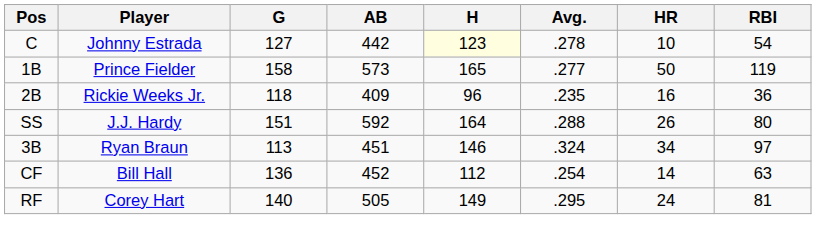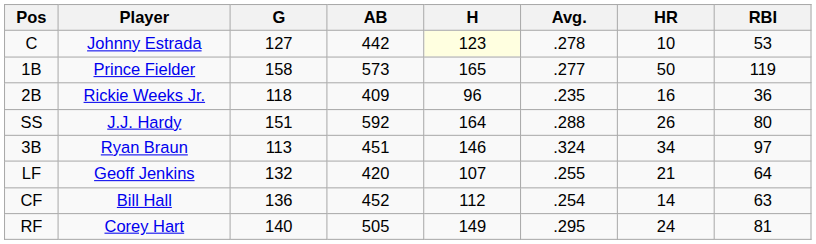(763, 43) 54 -> (763, 43) 53
+ row: (31, 174)
